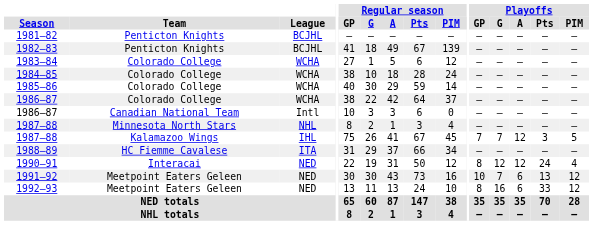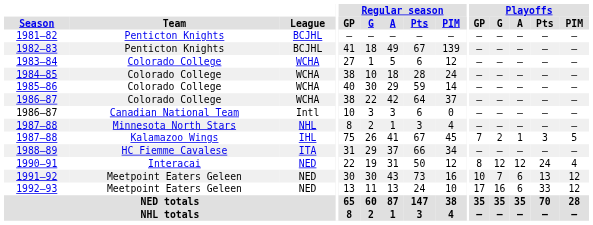(500, 138) 7 -> (500, 138) 2
(520, 138) 12 -> (520, 138) 1
(479, 189) 8 -> (479, 189) 17
